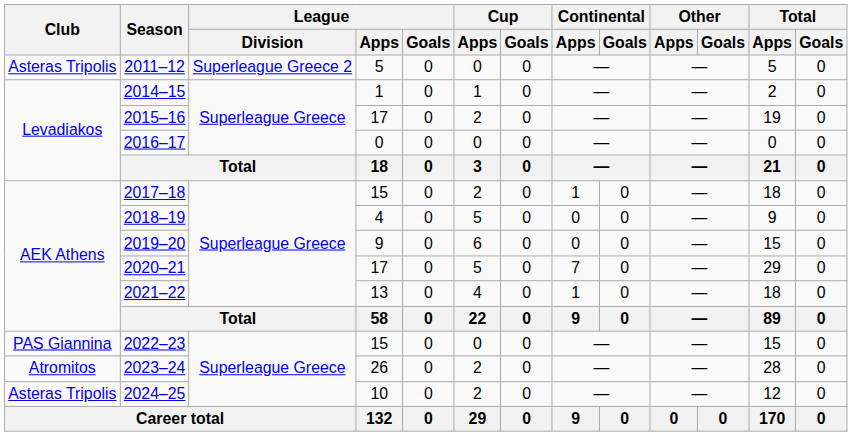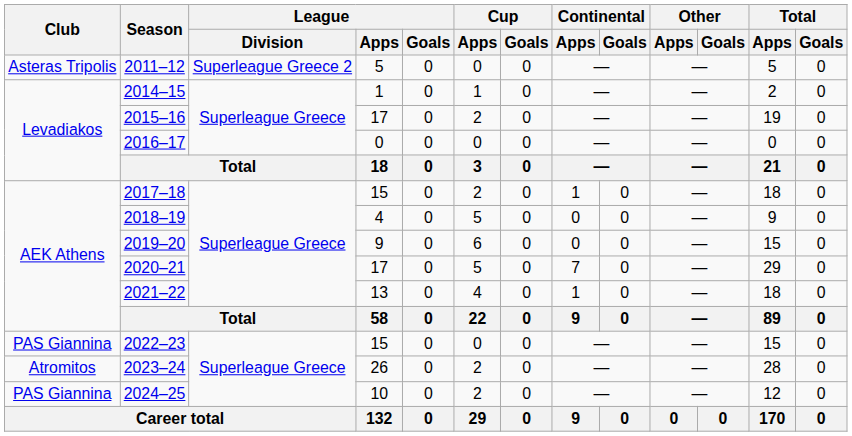(62, 393) Asteras Tripolis -> (62, 393) PAS Giannina
